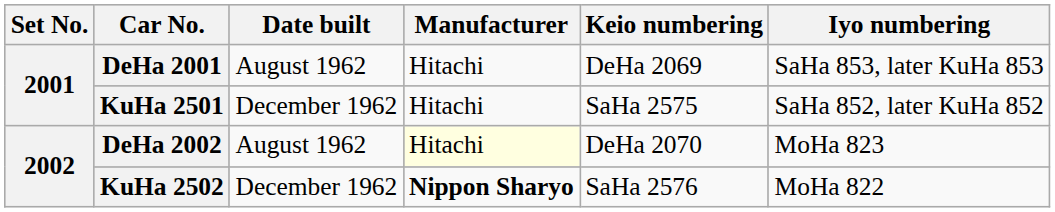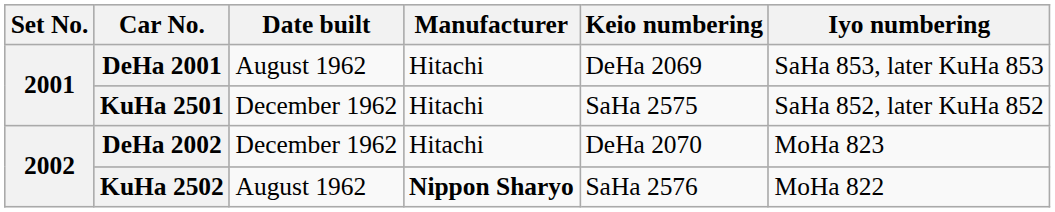(301, 145) August 1962 -> (316, 145) December 1962
(446, 145) lightyellow background -> (446, 145) no background
(316, 186) December 1962 -> (301, 186) August 1962
